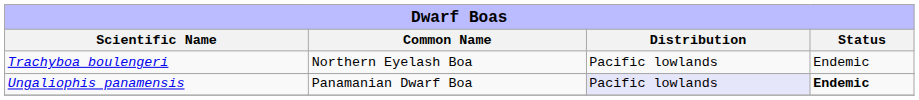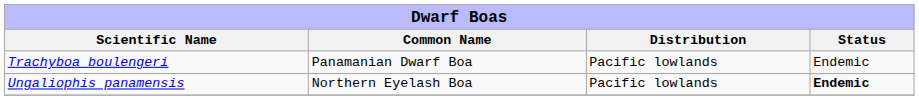(392, 62) Northern Eyelash Boa -> (392, 62) Panamanian Dwarf Boa
(392, 84) Panamanian Dwarf Boa -> (392, 84) Northern Eyelash Boa
(653, 84) lavender background -> (653, 84) no background
